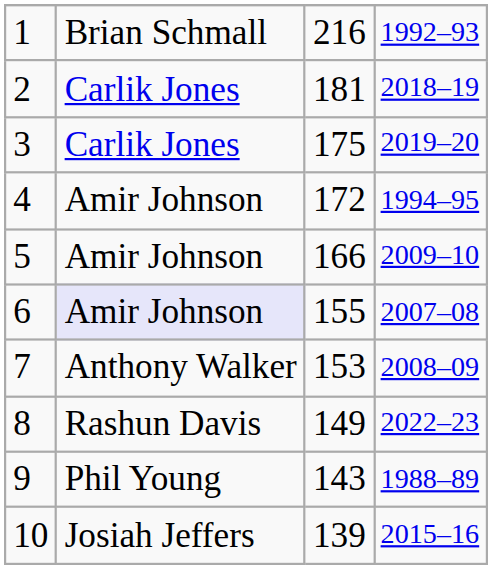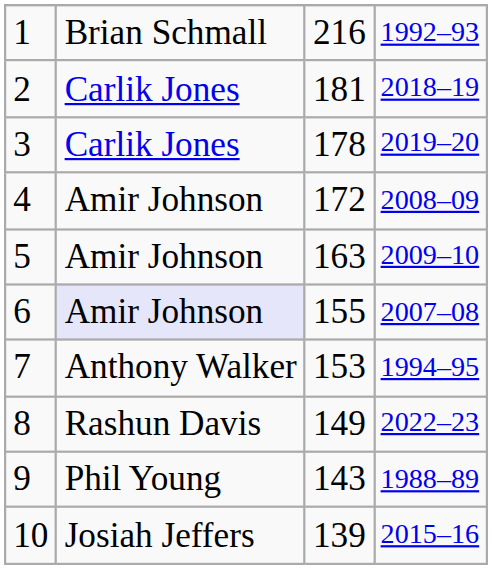(339, 144) 175 -> (339, 144) 178
(430, 199) 1994–95 -> (430, 199) 2008–09
(339, 255) 166 -> (339, 255) 163
(430, 367) 2008–09 -> (430, 367) 1994–95
